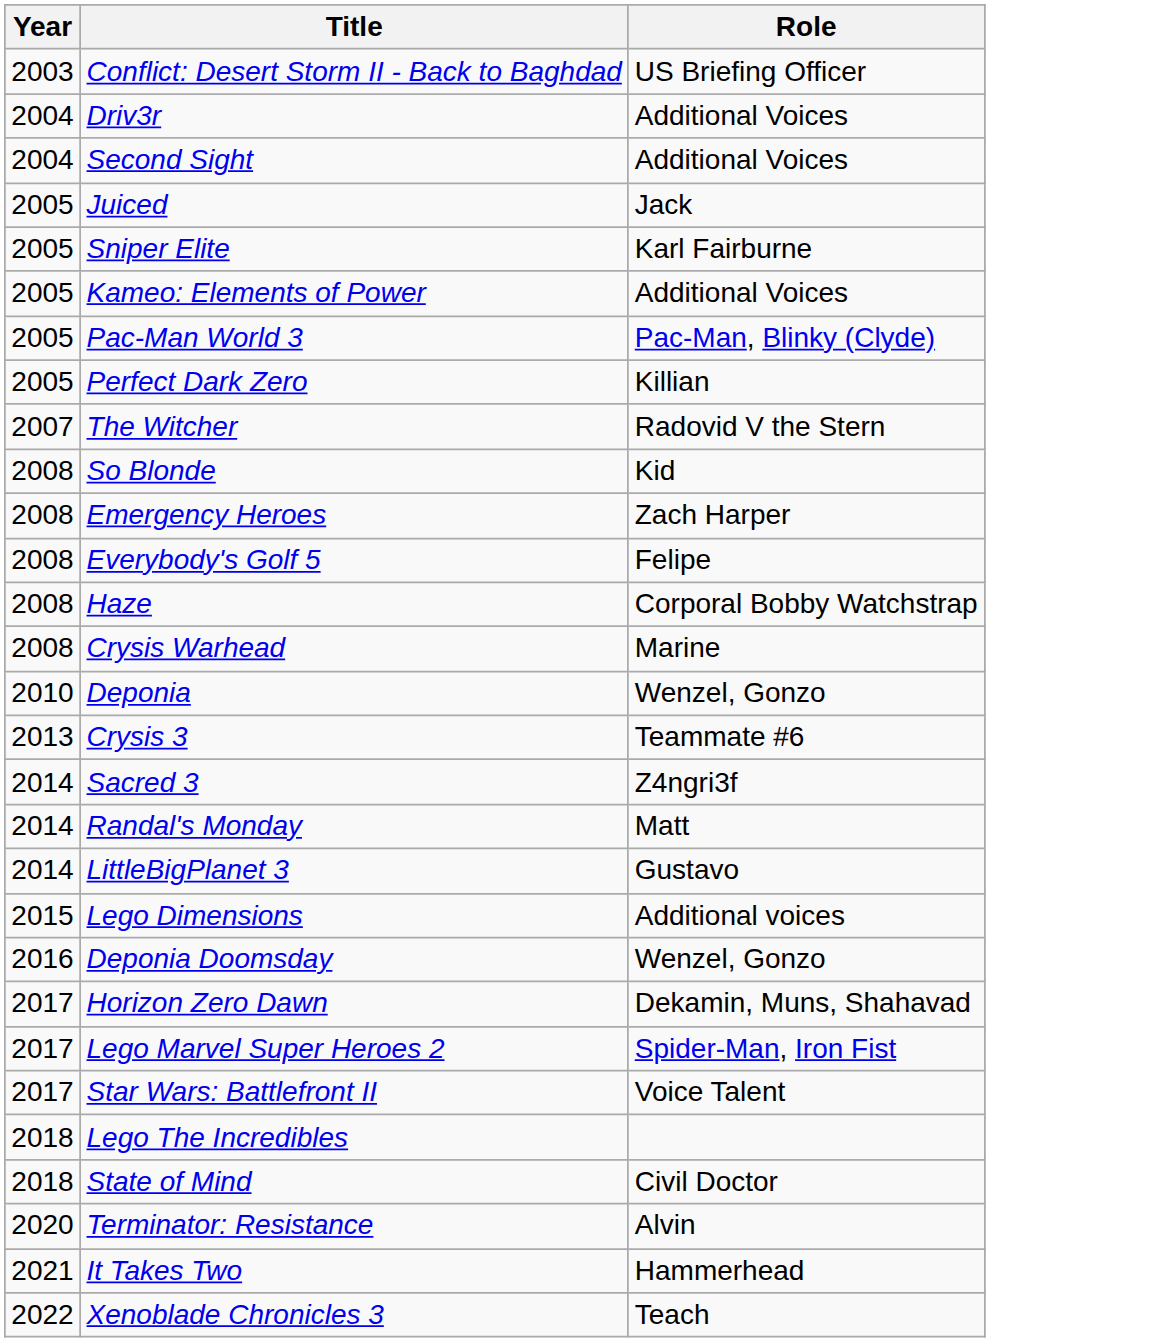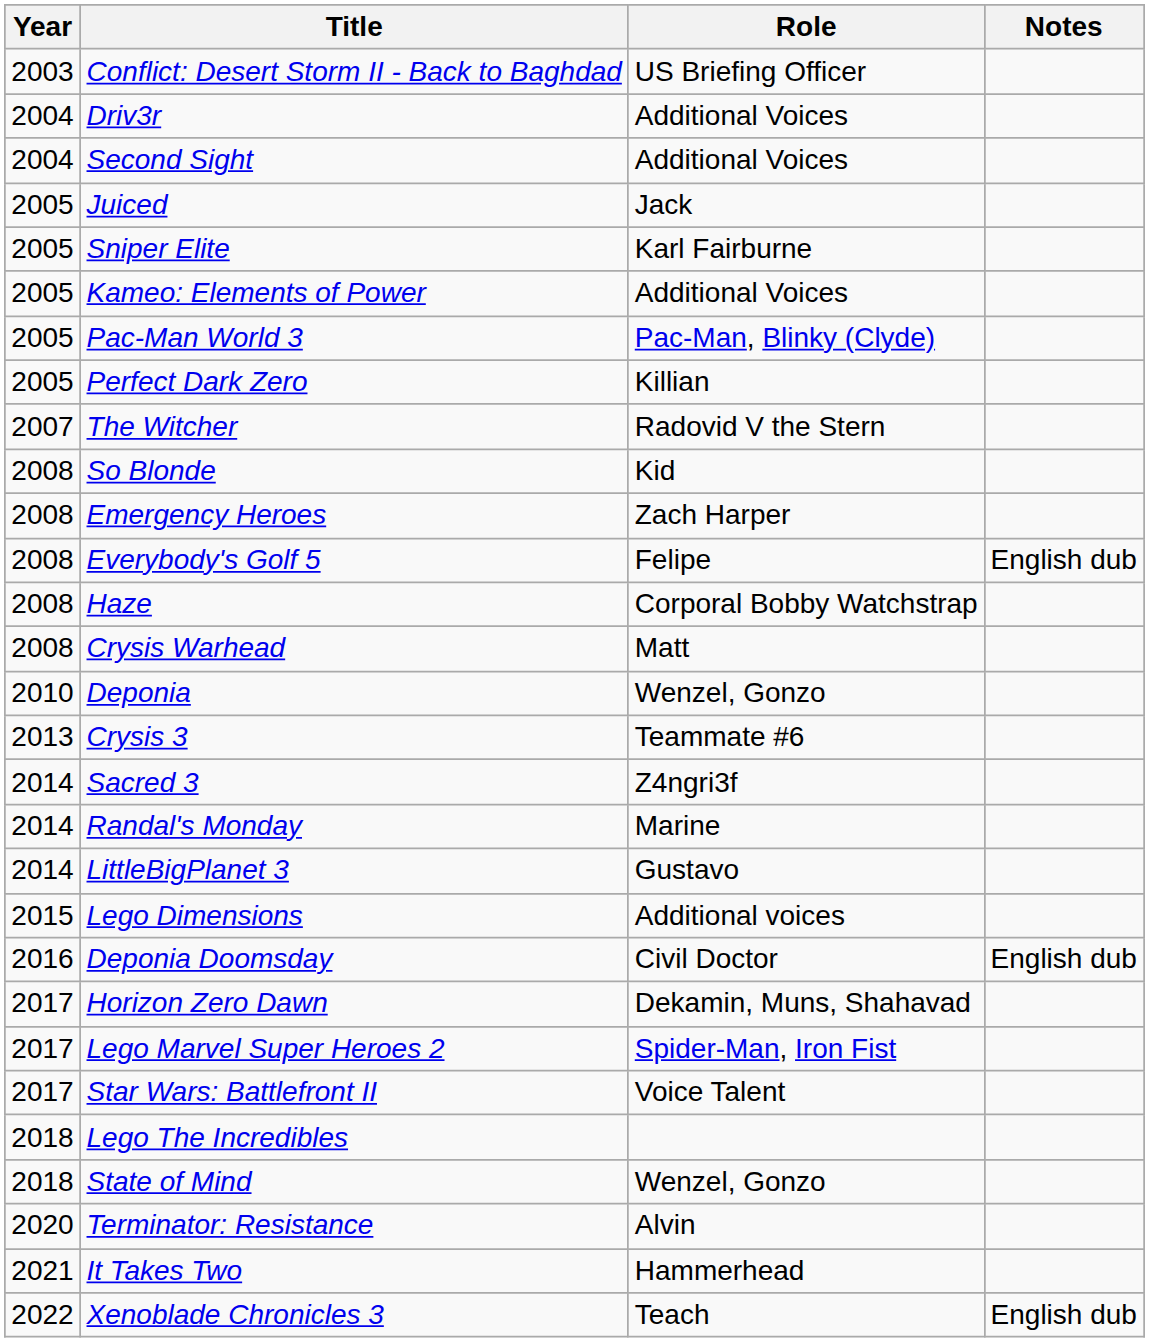+ column: (1064, 26)
(678, 648) Marine -> (662, 648) Matt
(662, 826) Matt -> (678, 826) Marine
(730, 959) Wenzel, Gonzo -> (706, 959) Civil Doctor
(706, 1181) Civil Doctor -> (730, 1181) Wenzel, Gonzo
